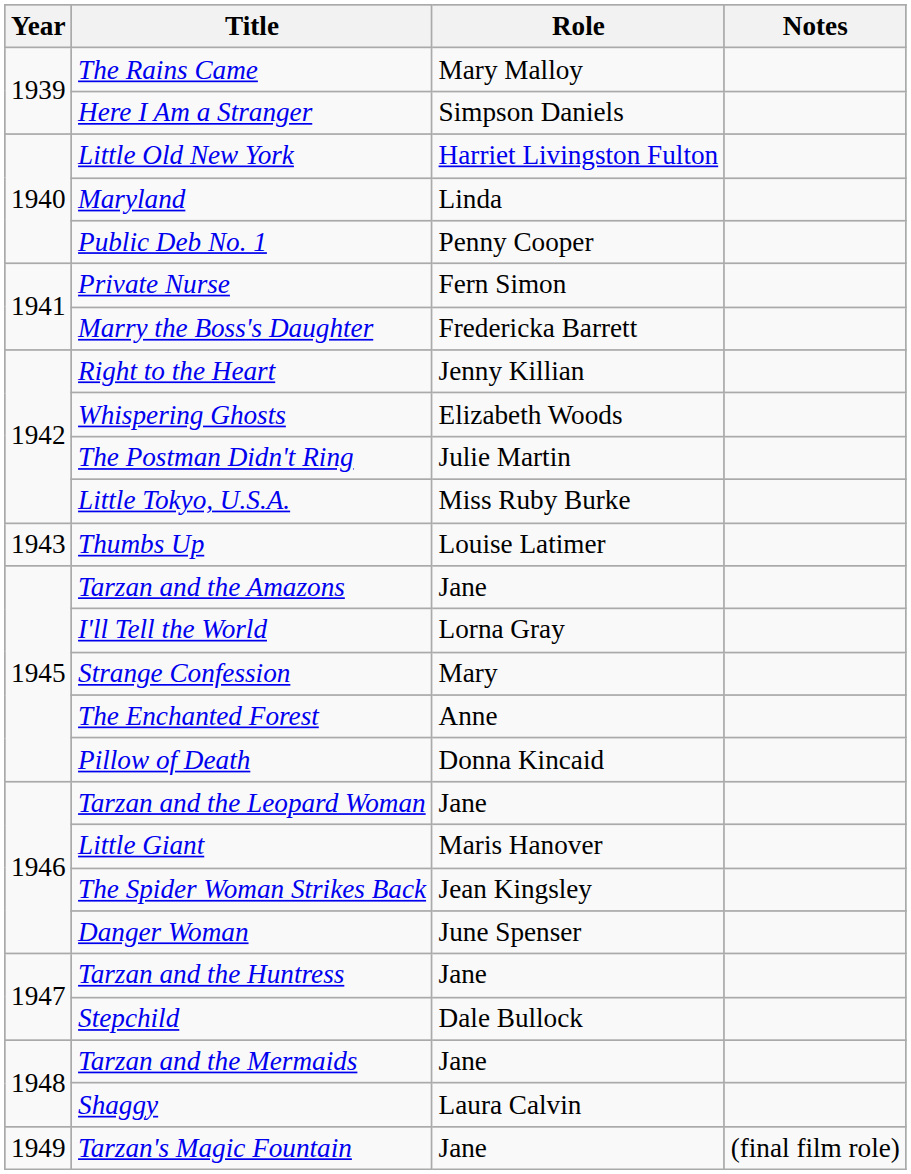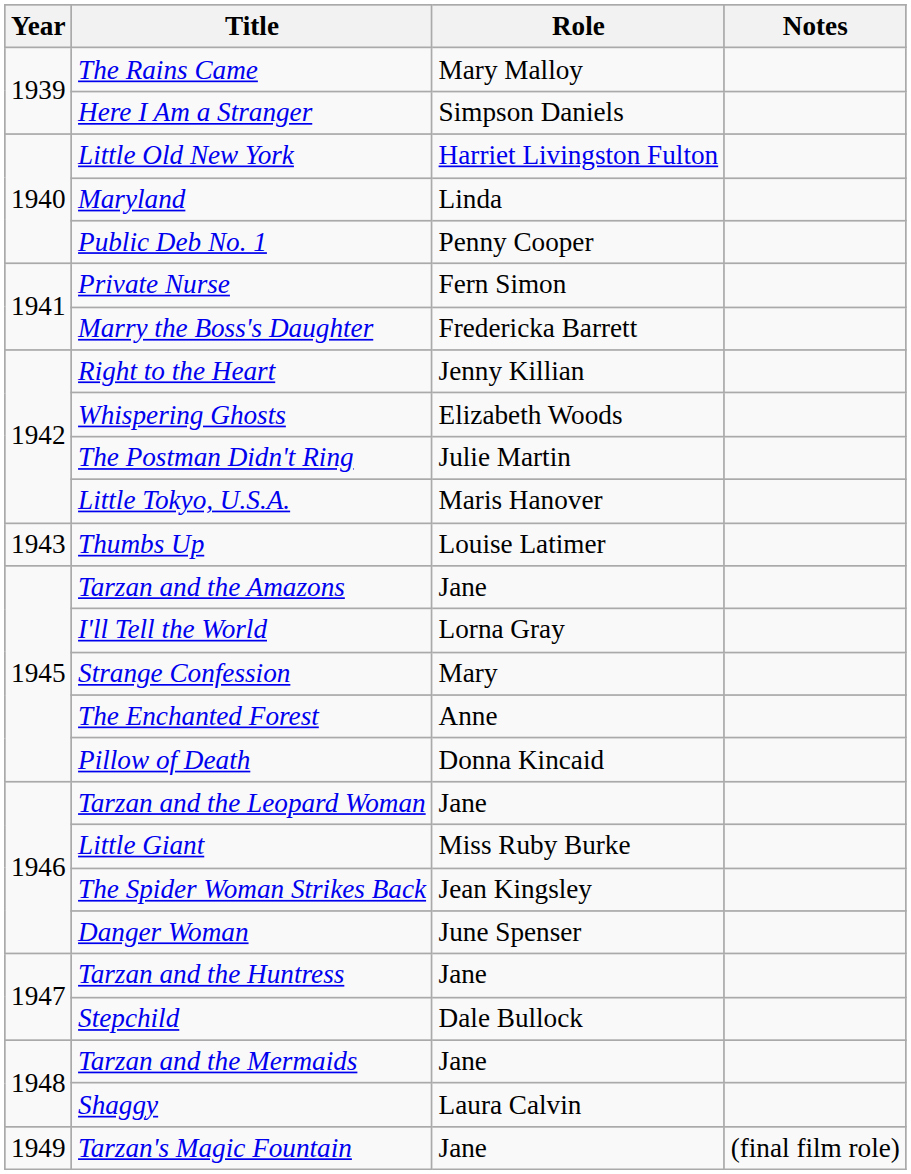(535, 500) Miss Ruby Burke -> (521, 500) Maris Hanover
(521, 845) Maris Hanover -> (535, 845) Miss Ruby Burke
